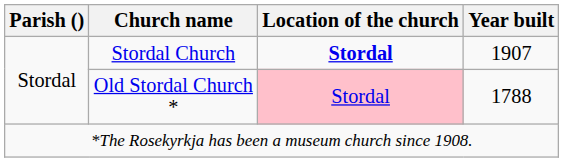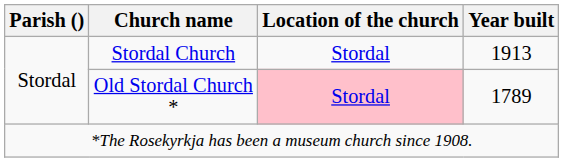(361, 52) bold -> (361, 52) normal
(511, 52) 1907 -> (511, 52) 1913
(511, 96) 1788 -> (511, 96) 1789
